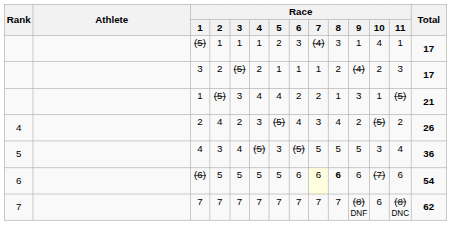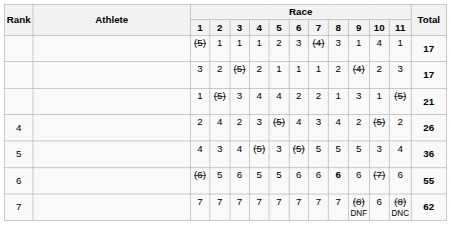(240, 180) 5 -> (240, 180) 6
(319, 180) lightyellow background -> (319, 180) no background
(429, 180) 54 -> (429, 180) 55
